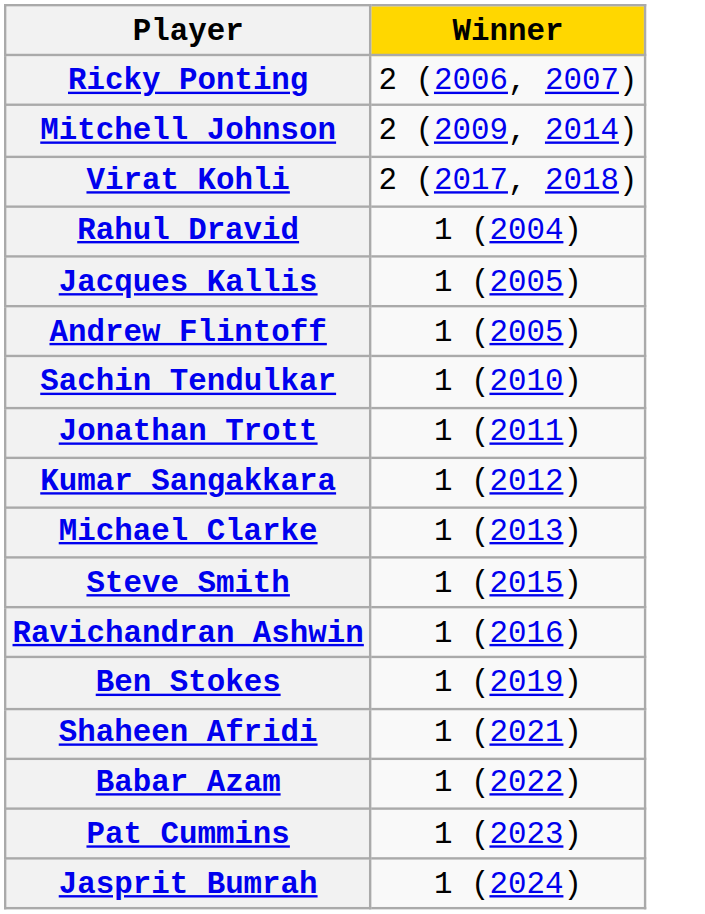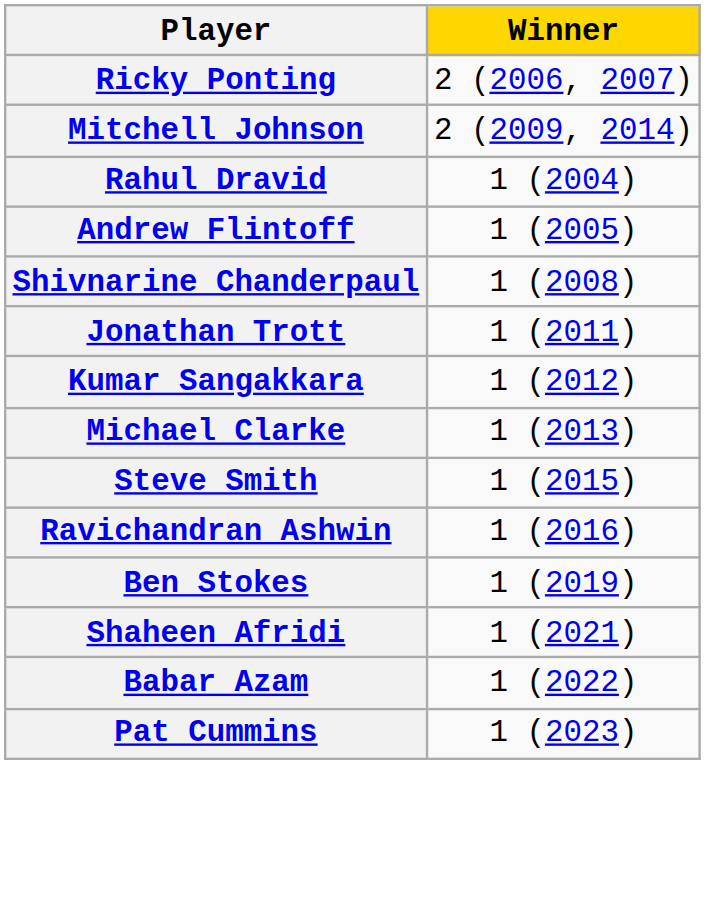- row: (188, 181)
- row: (188, 281)
+ row: (216, 281)
- row: (188, 382)
- row: (188, 884)
